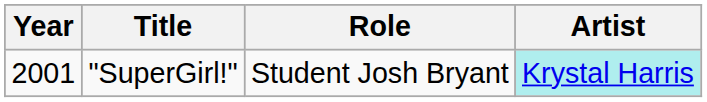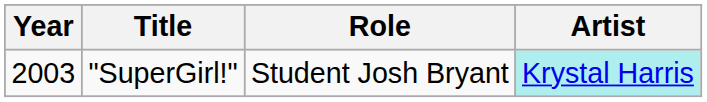(43, 72) 2001 -> (43, 72) 2003
